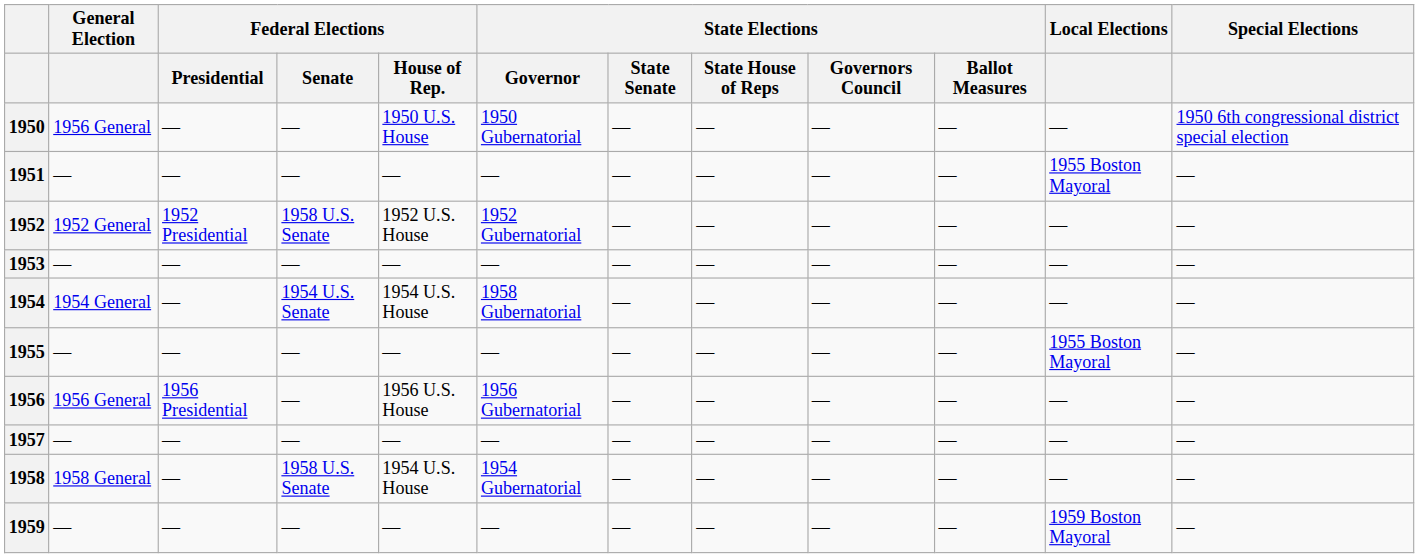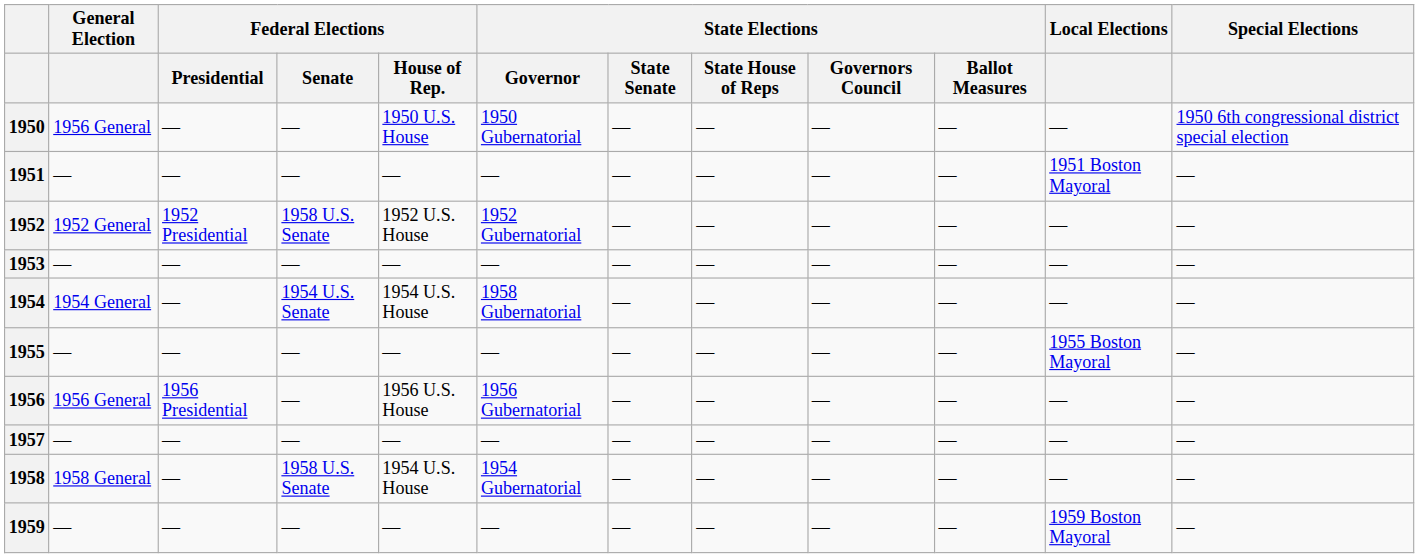(1095, 176) 1955 Boston Mayoral -> (1095, 176) 1951 Boston Mayoral
